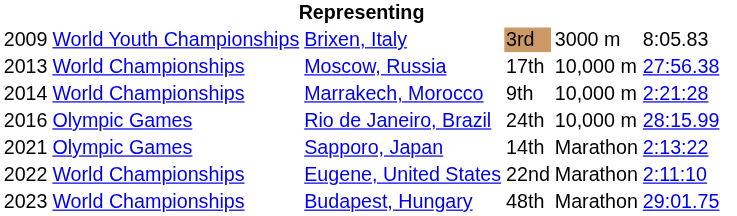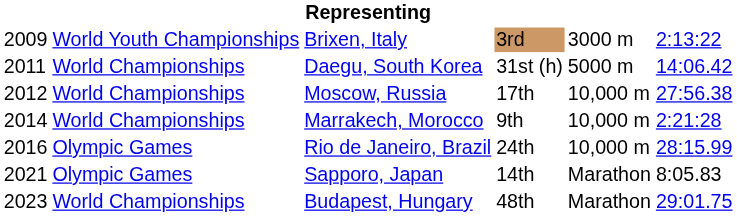(676, 39) 8:05.83 -> (689, 39) 2:13:22
+ row: (393, 66)
(26, 66) 2013 -> (26, 93) 2012
(676, 147) 2:13:22 -> (689, 175) 8:05.83
- row: (403, 175)
